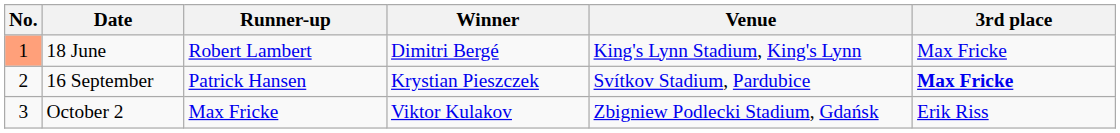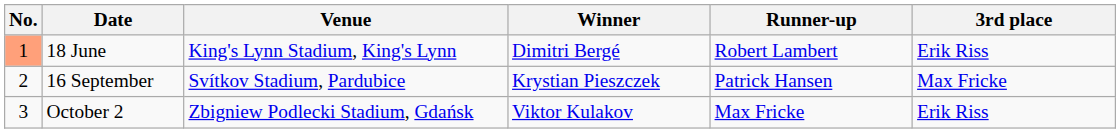columns swapped: (751, 19) <-> (285, 19)
(962, 50) Max Fricke -> (953, 50) Erik Riss
(965, 81) bold -> (962, 81) normal
